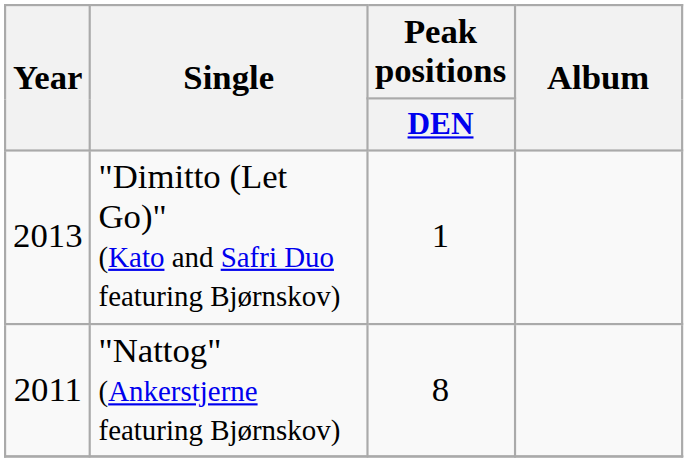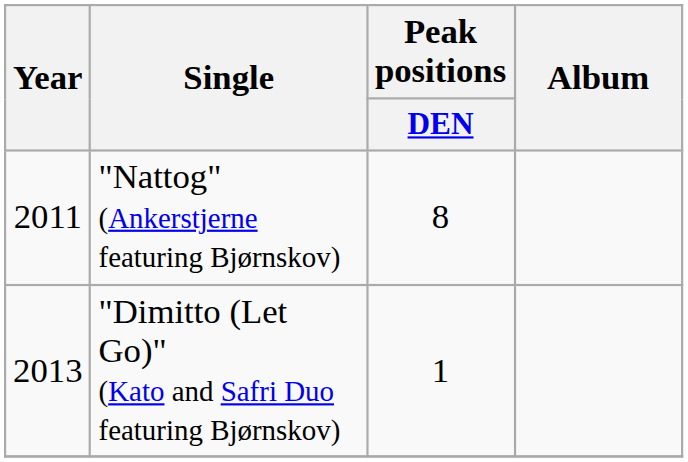rows swapped: (219, 388) <-> (219, 236)
